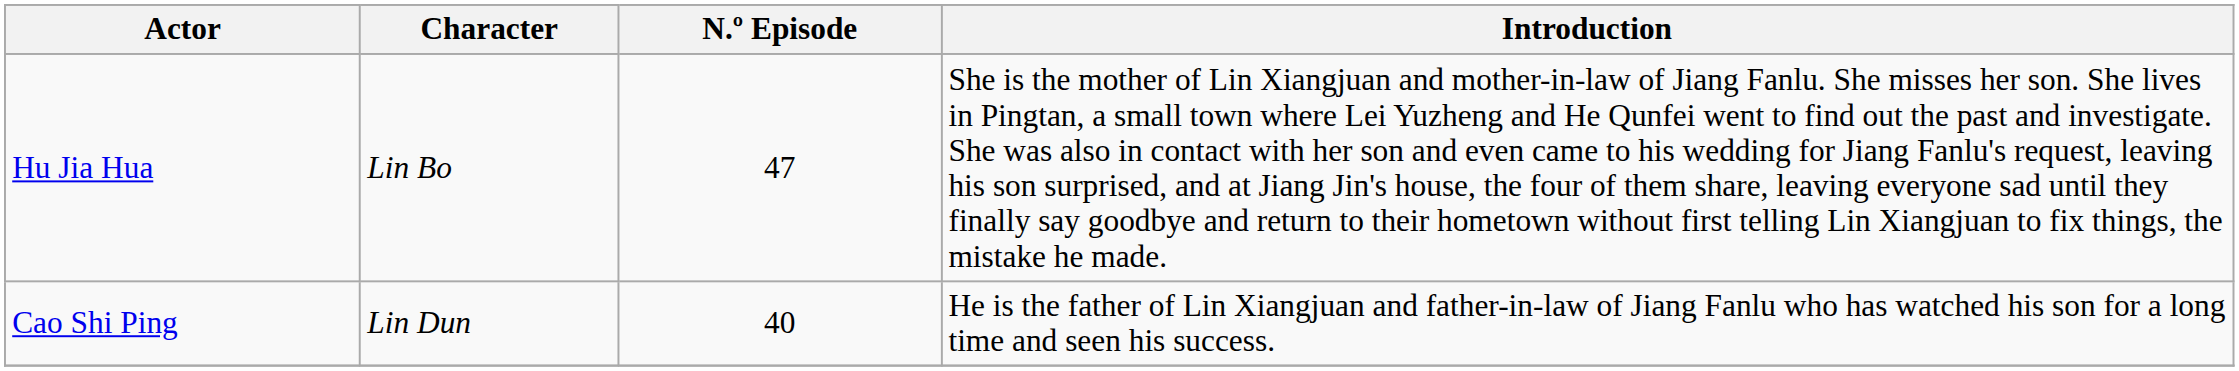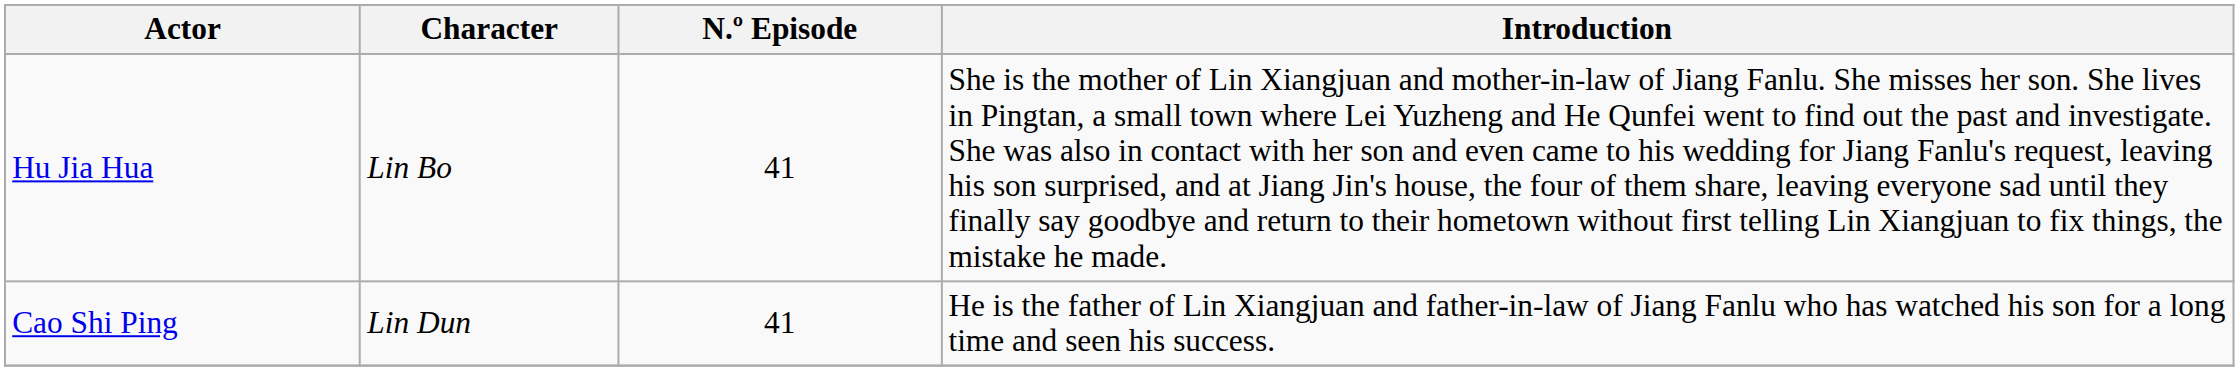(780, 167) 47 -> (780, 167) 41
(780, 322) 40 -> (780, 322) 41
